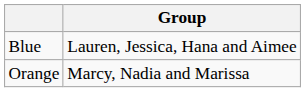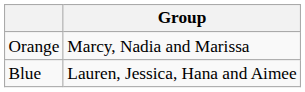rows swapped: (25, 45) <-> (34, 73)
